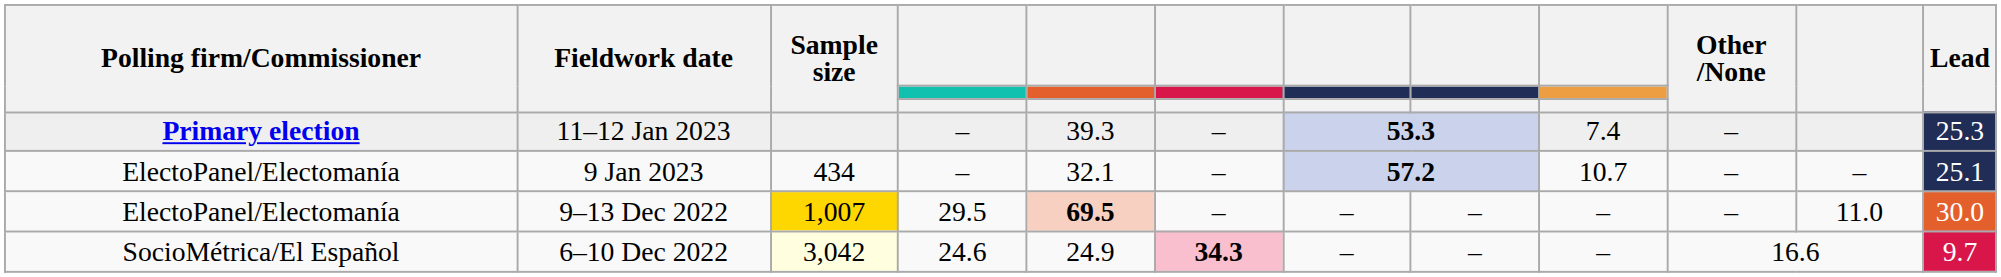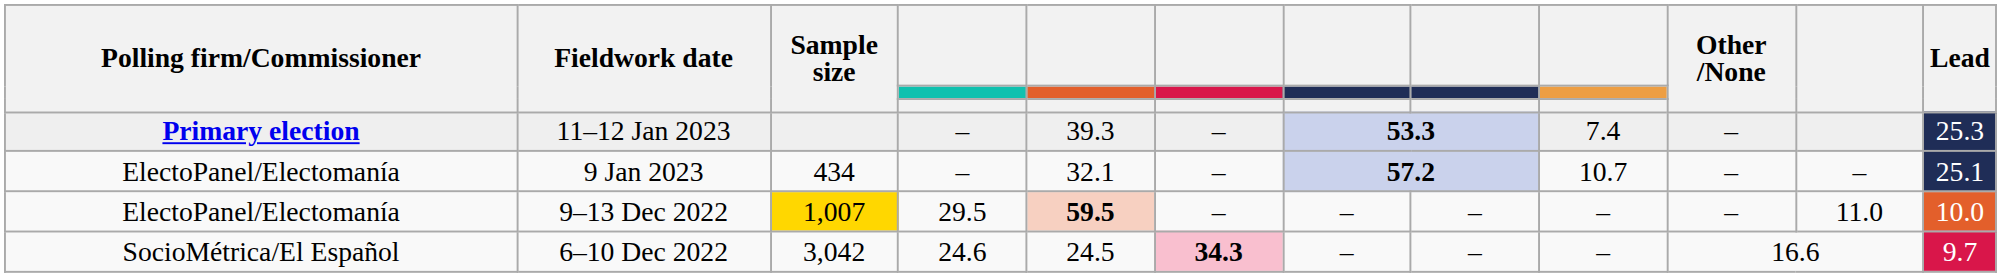(1090, 212) 69.5 -> (1090, 212) 59.5
(1960, 212) 30.0 -> (1960, 212) 10.0
(834, 251) lightyellow background -> (834, 251) no background
(1090, 251) 24.9 -> (1090, 251) 24.5
